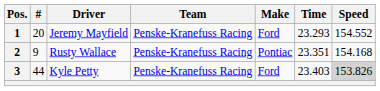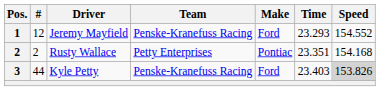(38, 33) 20 -> (38, 33) 12
(36, 52) 9 -> (36, 52) 2
(193, 52) Penske-Kranefuss Racing -> (173, 52) Petty Enterprises
